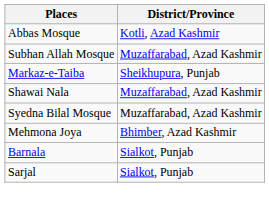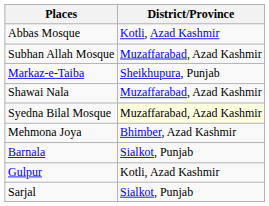(191, 113) no background -> (191, 113) lightyellow background
+ row: (25, 172)
